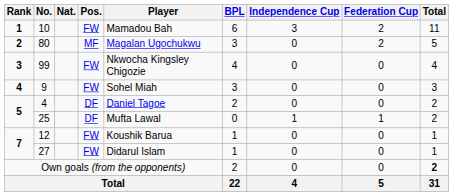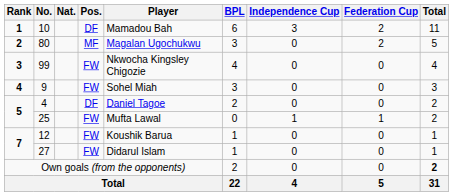(91, 28) FW -> (91, 28) DF
(91, 119) DF -> (91, 119) FW
